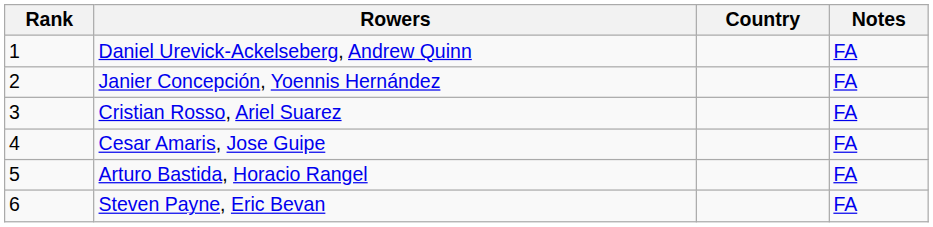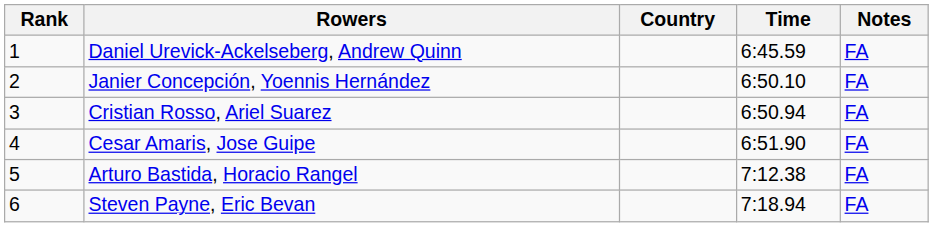+ column: (788, 19)
